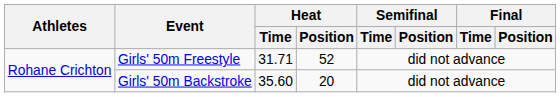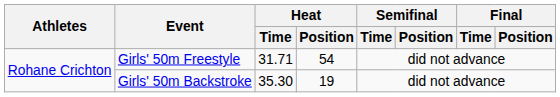(327, 59) 52 -> (327, 59) 54
(276, 81) 35.60 -> (276, 81) 35.30
(327, 81) 20 -> (327, 81) 19
